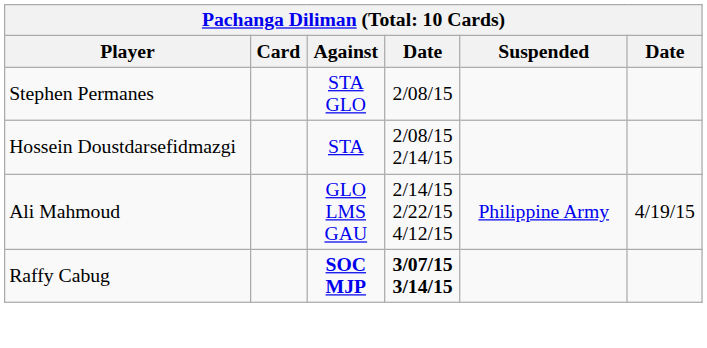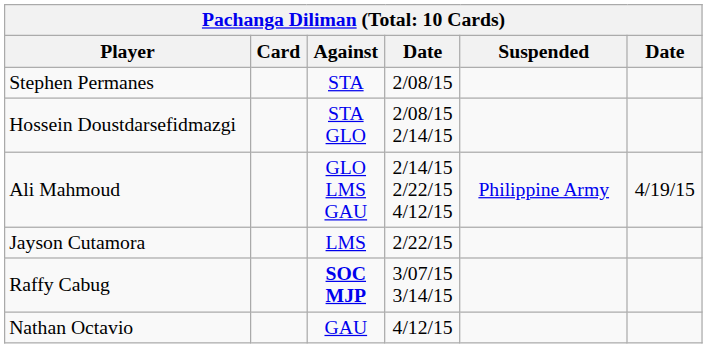(346, 93) STA GLO -> (346, 82) STA
(346, 146) STA -> (346, 124) STA GLO
+ row: (77, 242)
(423, 275) bold -> (423, 284) normal
+ row: (71, 327)
